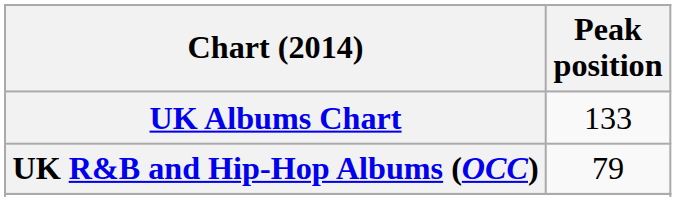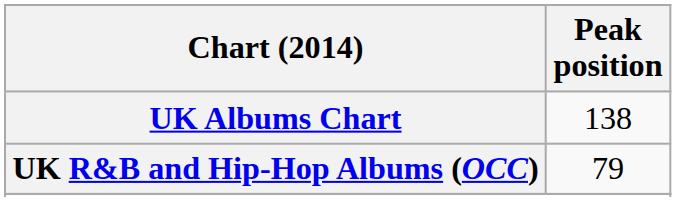(608, 117) 133 -> (608, 117) 138
